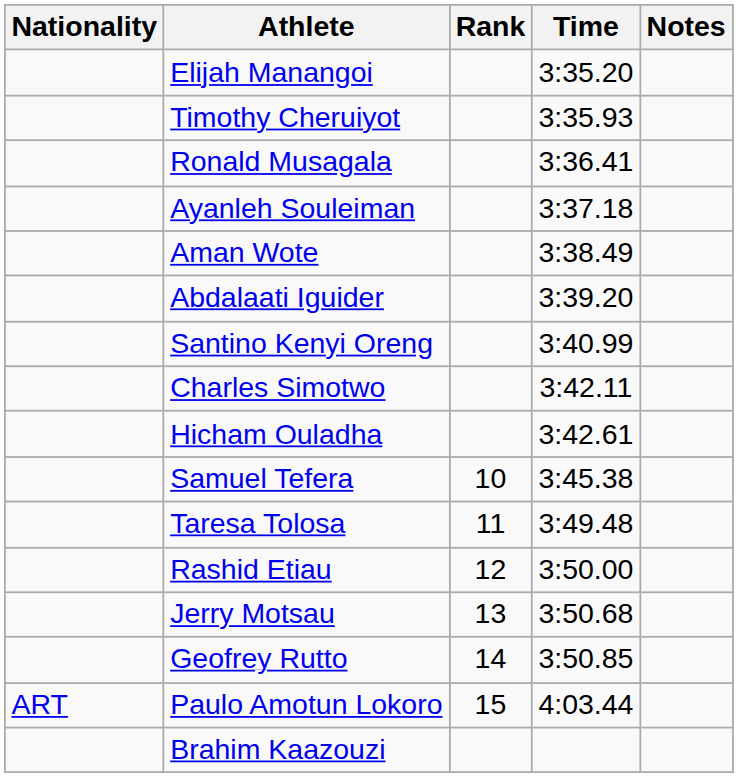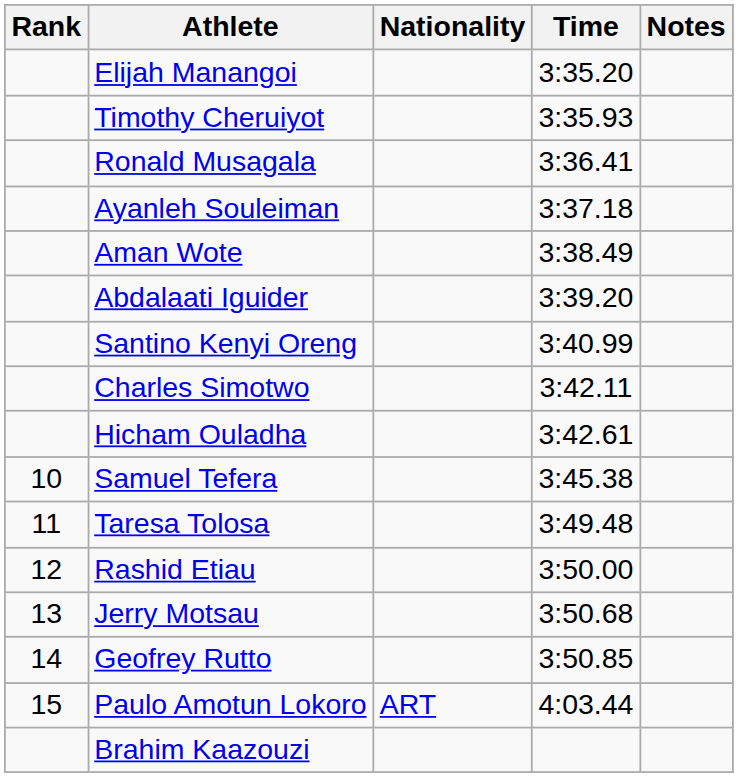columns swapped: (490, 27) <-> (84, 27)
